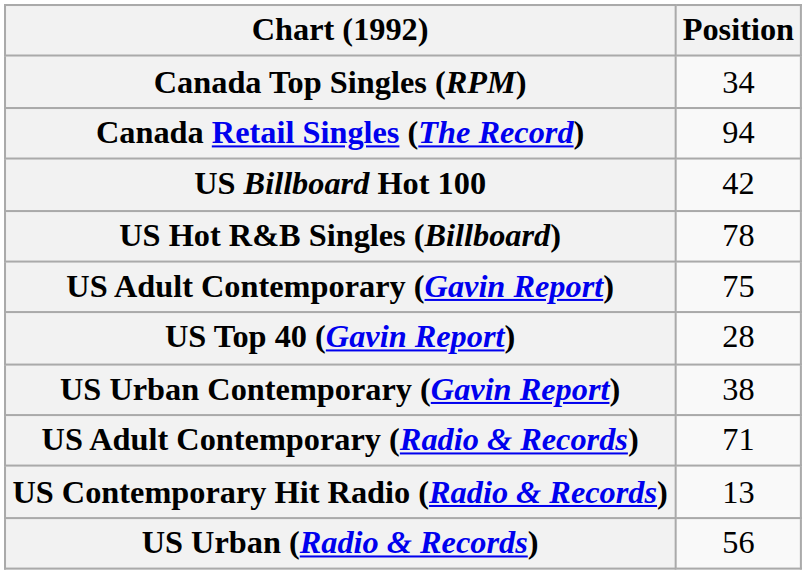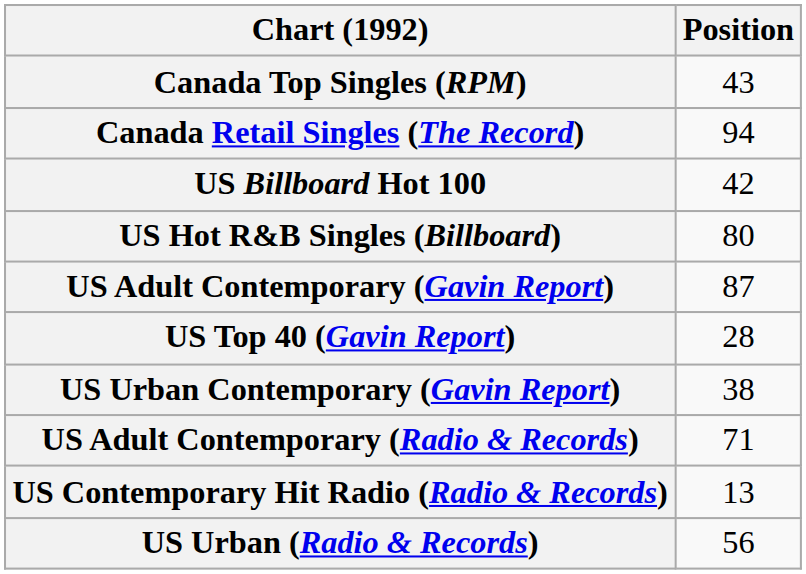(738, 81) 34 -> (738, 81) 43
(738, 235) 78 -> (738, 235) 80
(738, 286) 75 -> (738, 286) 87
